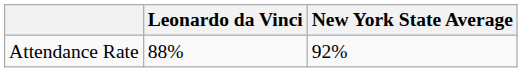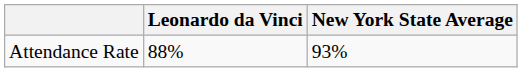(330, 50) 92% -> (330, 50) 93%
